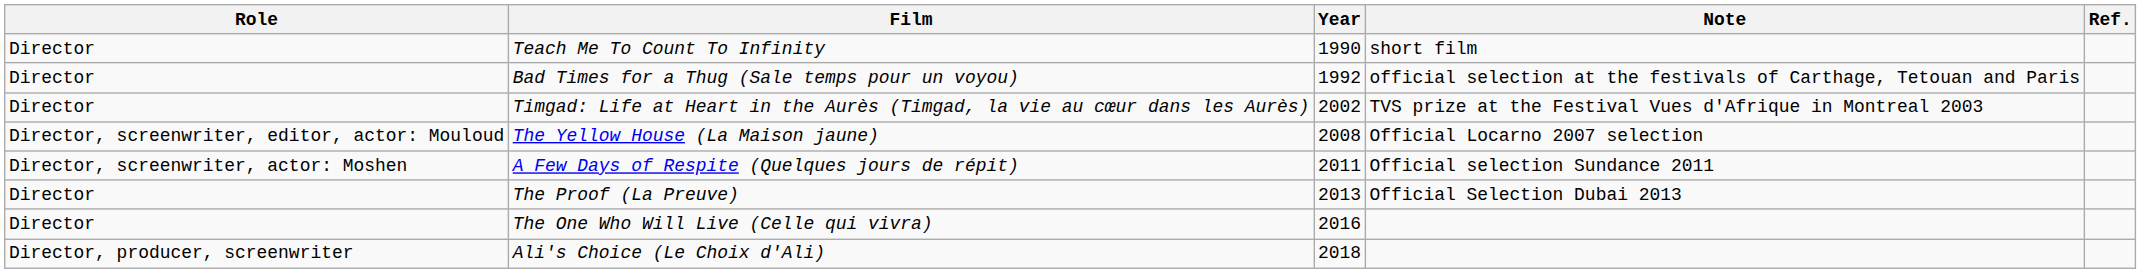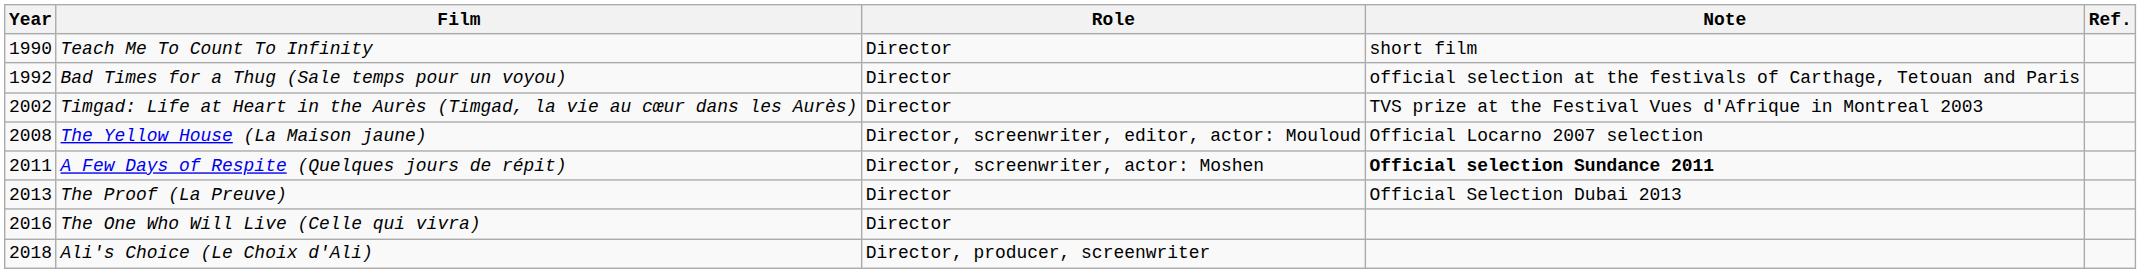columns swapped: (1339, 19) <-> (257, 19)
(1542, 166) normal -> (1542, 166) bold
